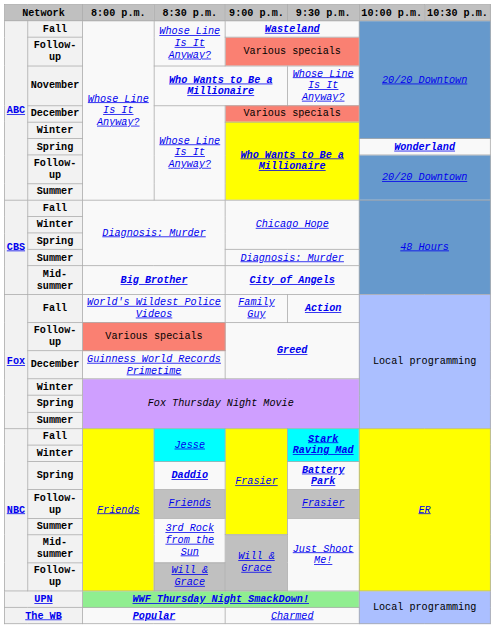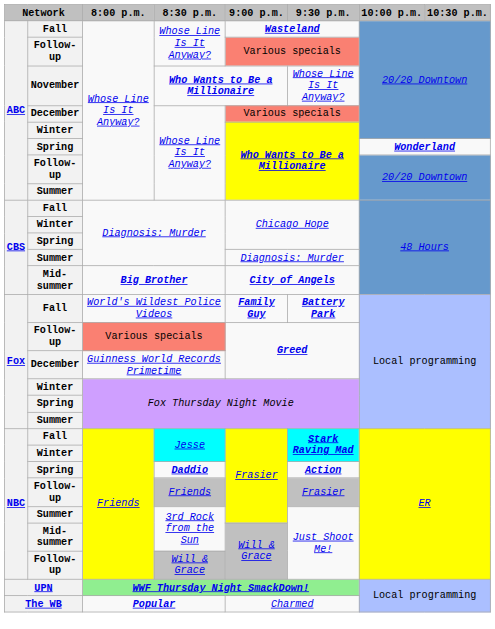(256, 308) normal -> (256, 308) bold
(323, 308) Action -> (323, 308) Battery Park
(323, 476) Battery Park -> (323, 470) Action
